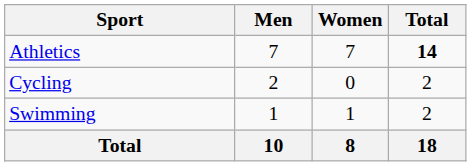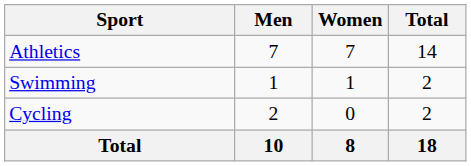(427, 51) bold -> (427, 51) normal
rows swapped: (40, 82) <-> (52, 113)
